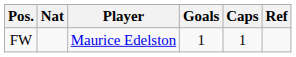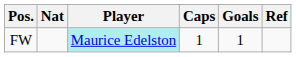columns swapped: (242, 16) <-> (201, 16)
(123, 39) no background -> (123, 39) paleturquoise background
